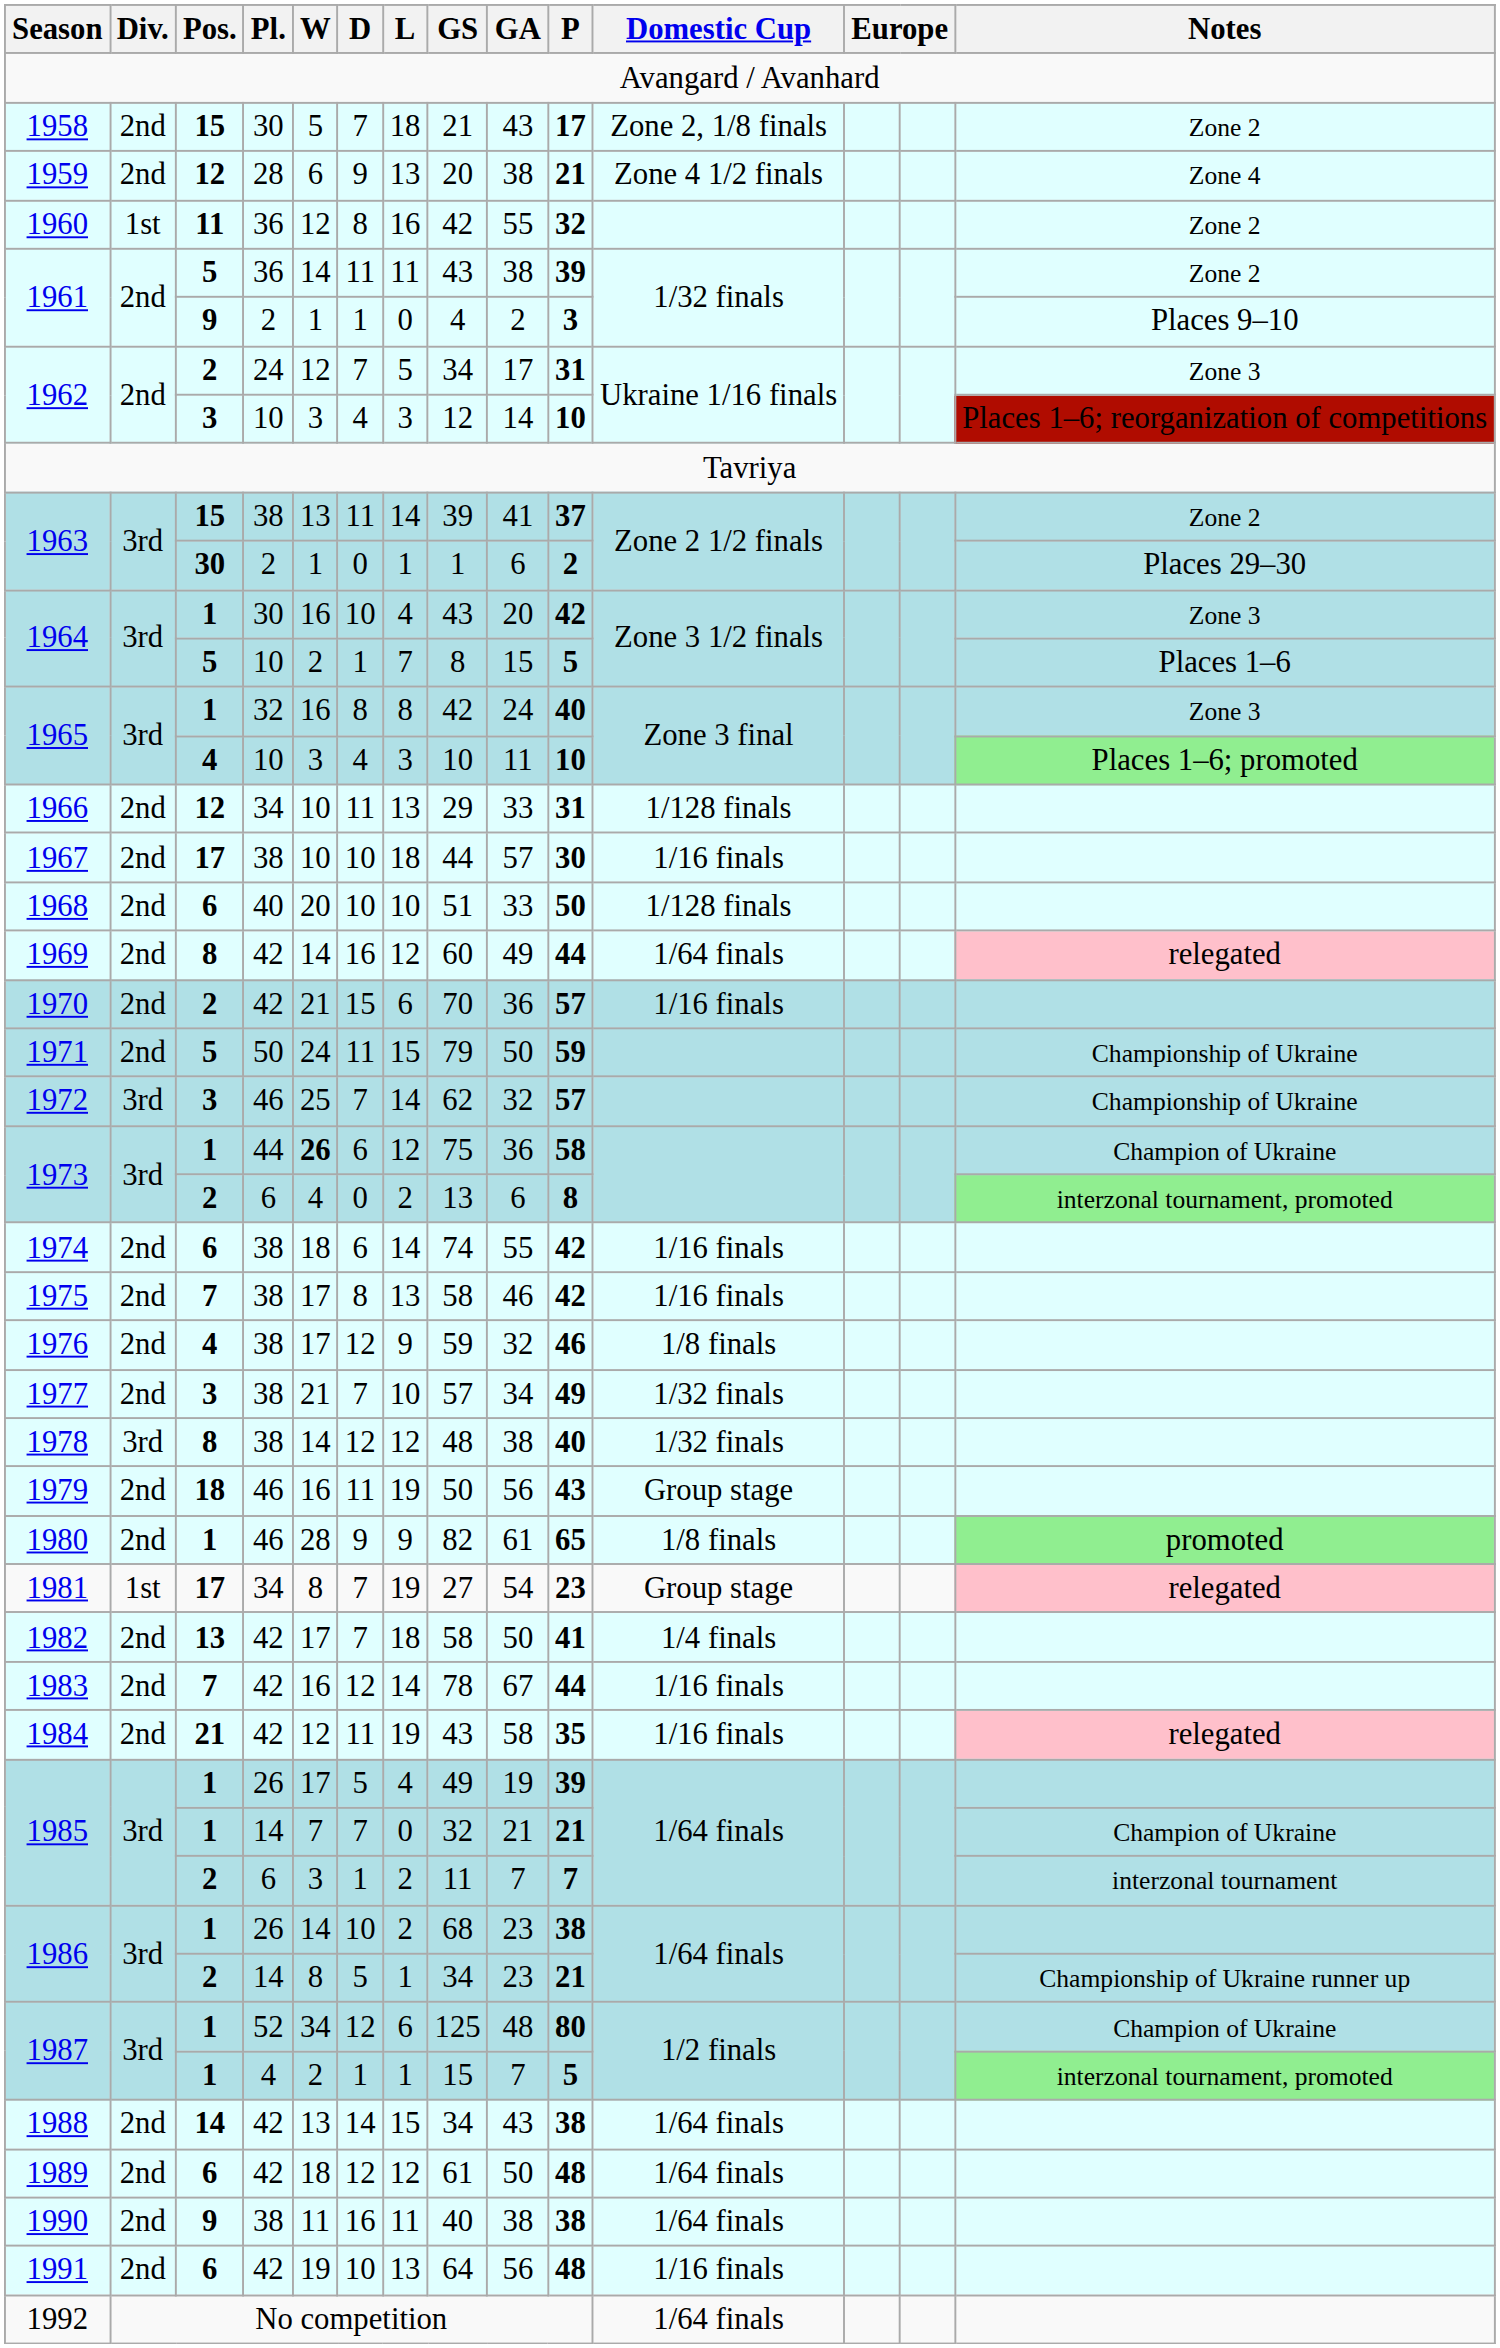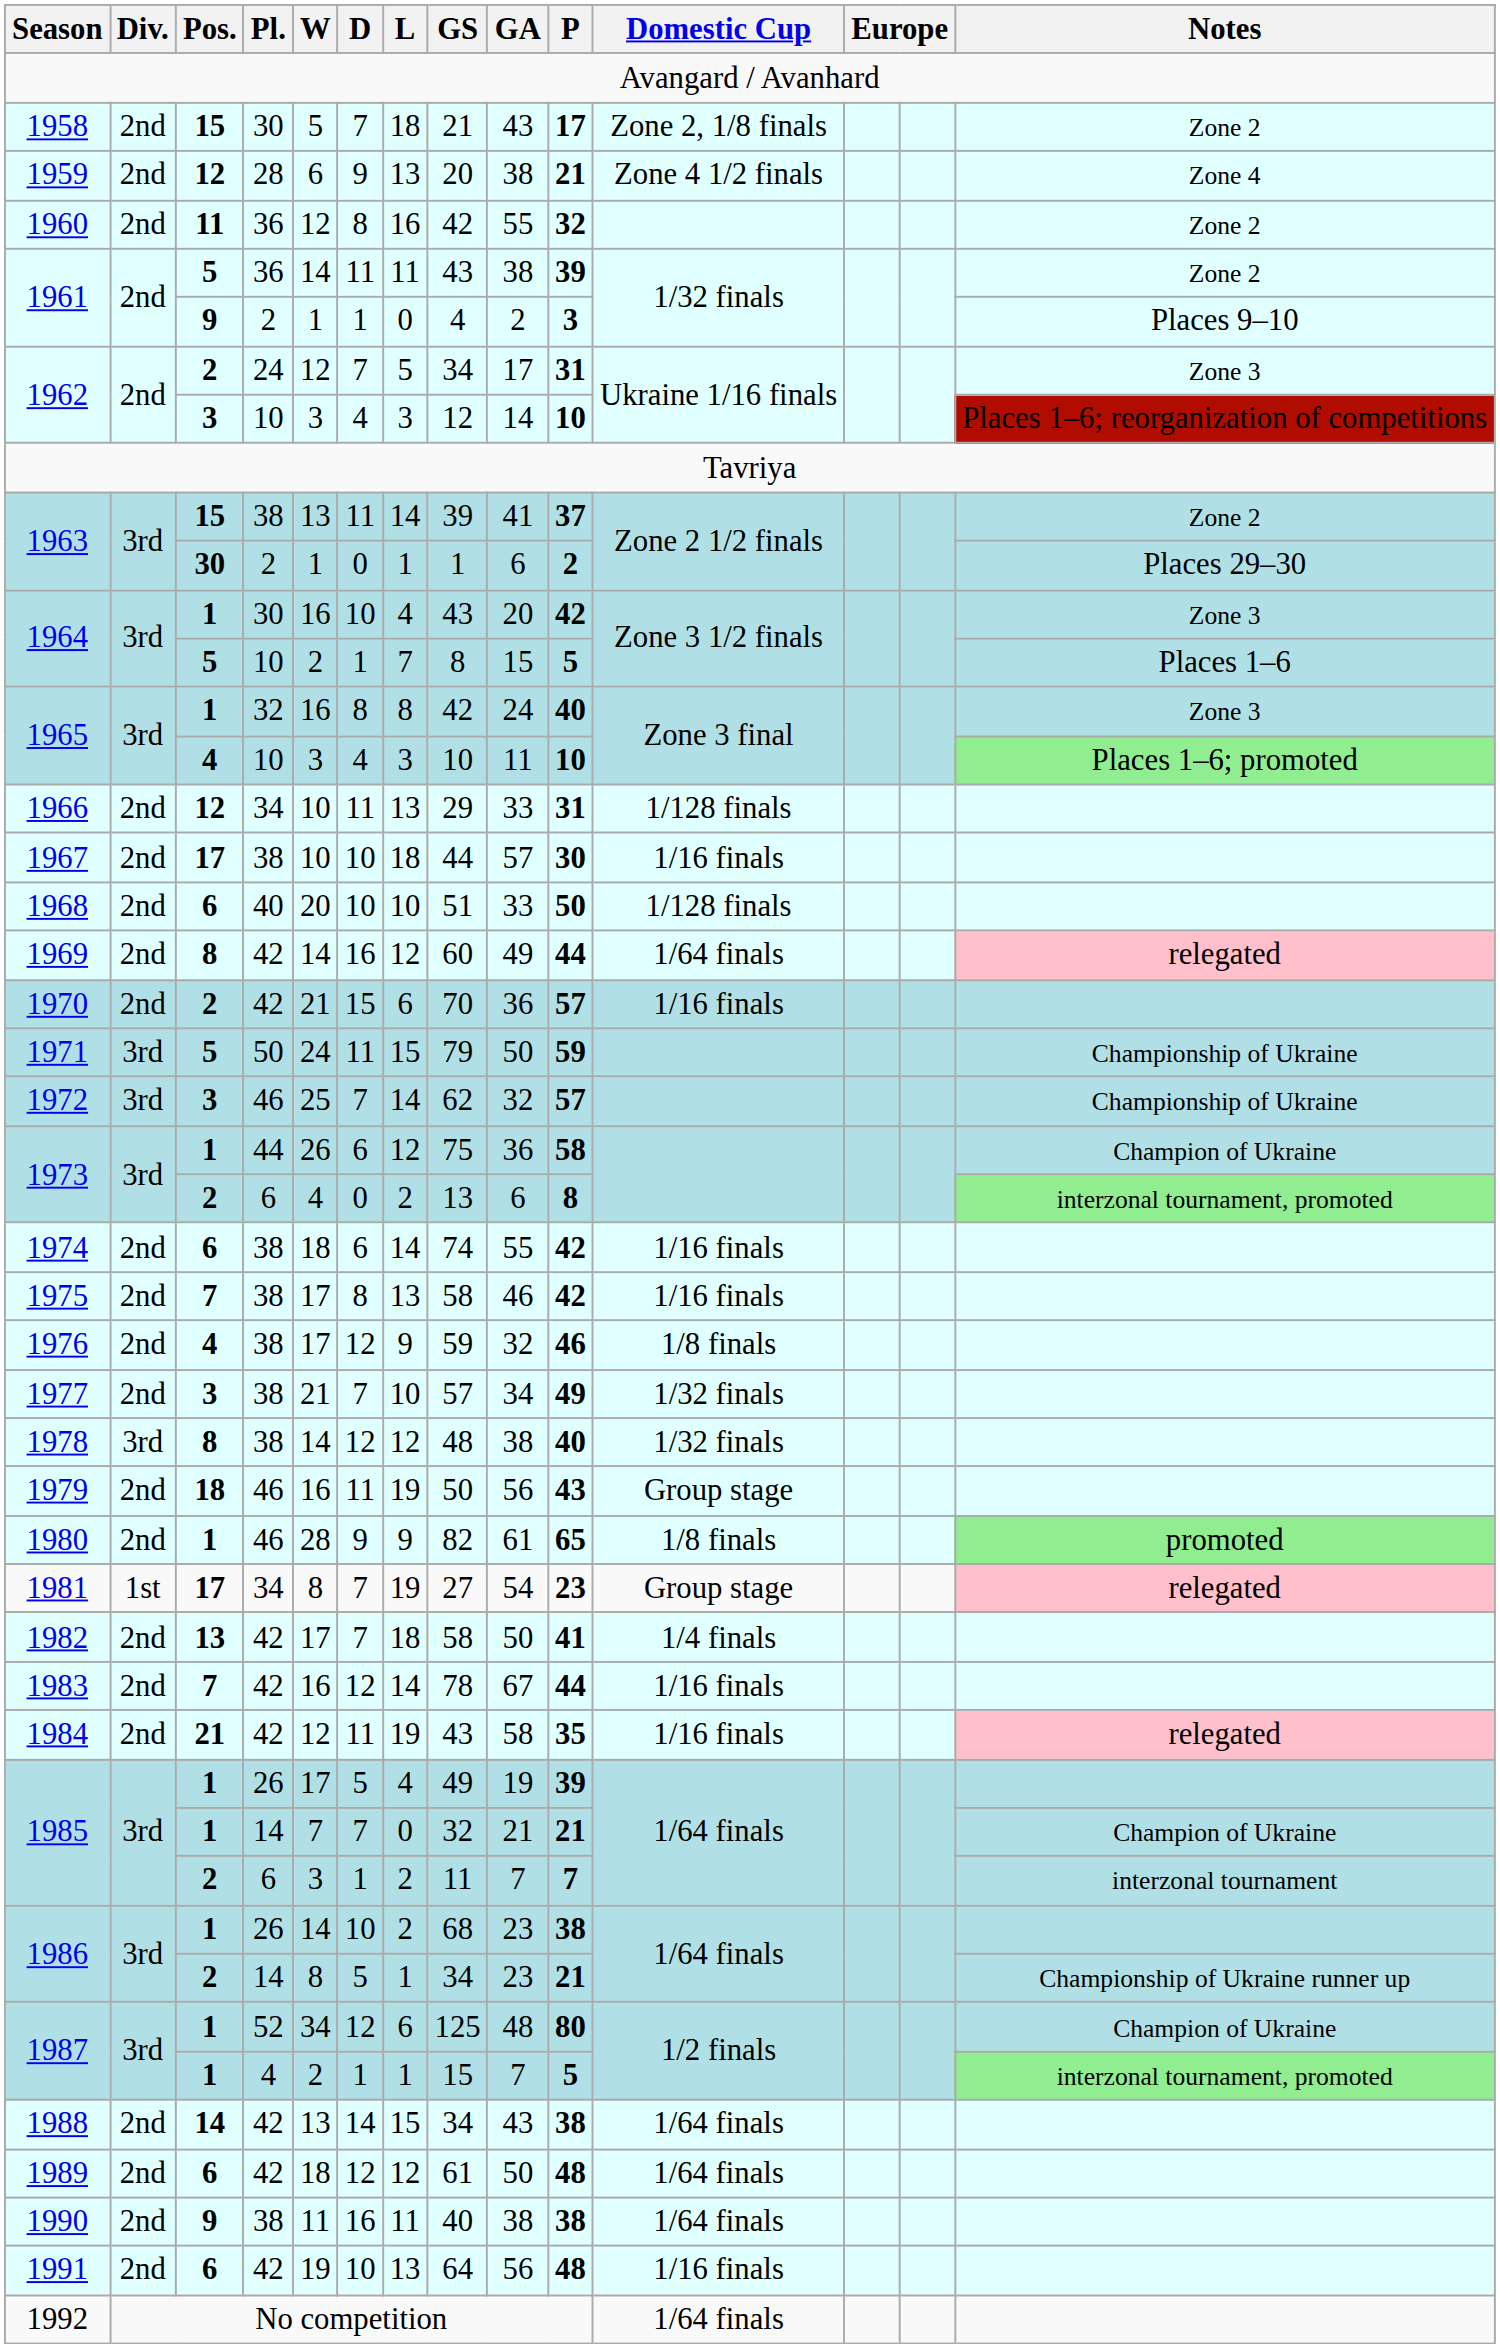(143, 223) 1st -> (143, 223) 2nd
(143, 1051) 2nd -> (143, 1051) 3rd
(315, 1149) bold -> (315, 1149) normal
